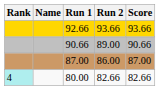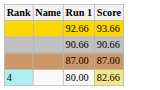- column: (110, 12)
(140, 77) no background -> (108, 77) khaki background
